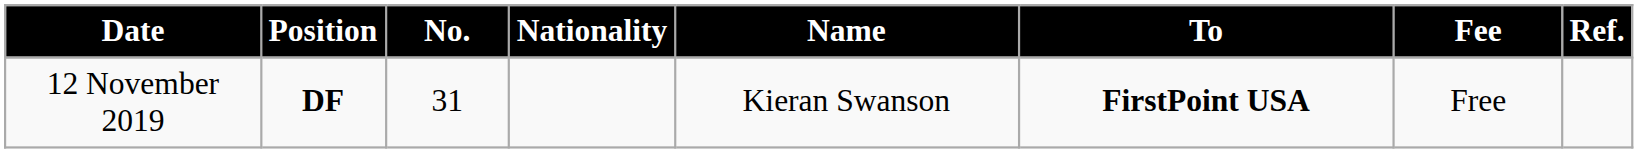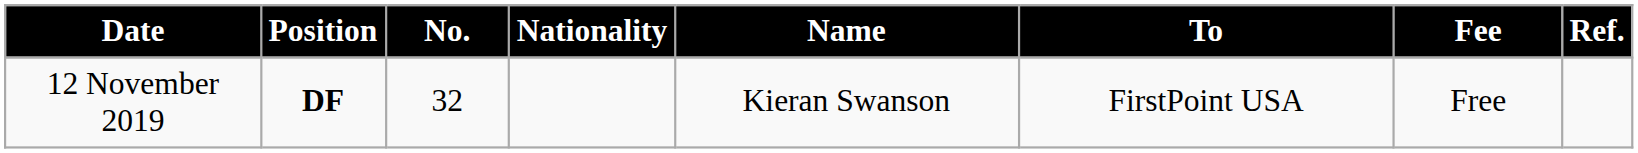(447, 101) 31 -> (447, 101) 32
(1206, 101) bold -> (1206, 101) normal
